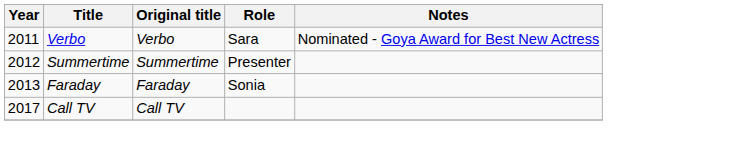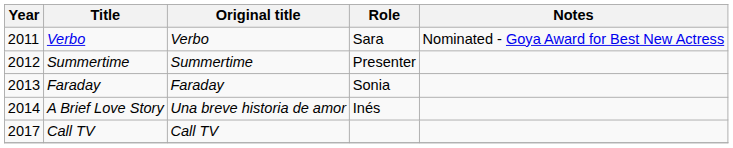+ row: (105, 108)
